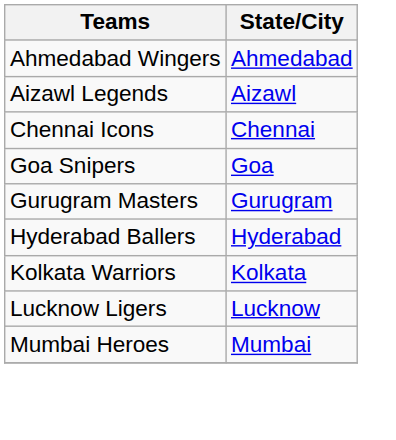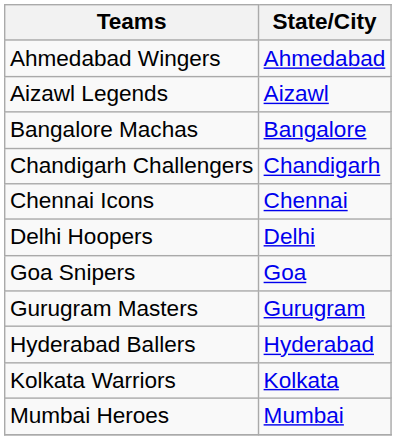+ row: (104, 129)
+ row: (132, 165)
+ row: (81, 237)
- row: (88, 308)
